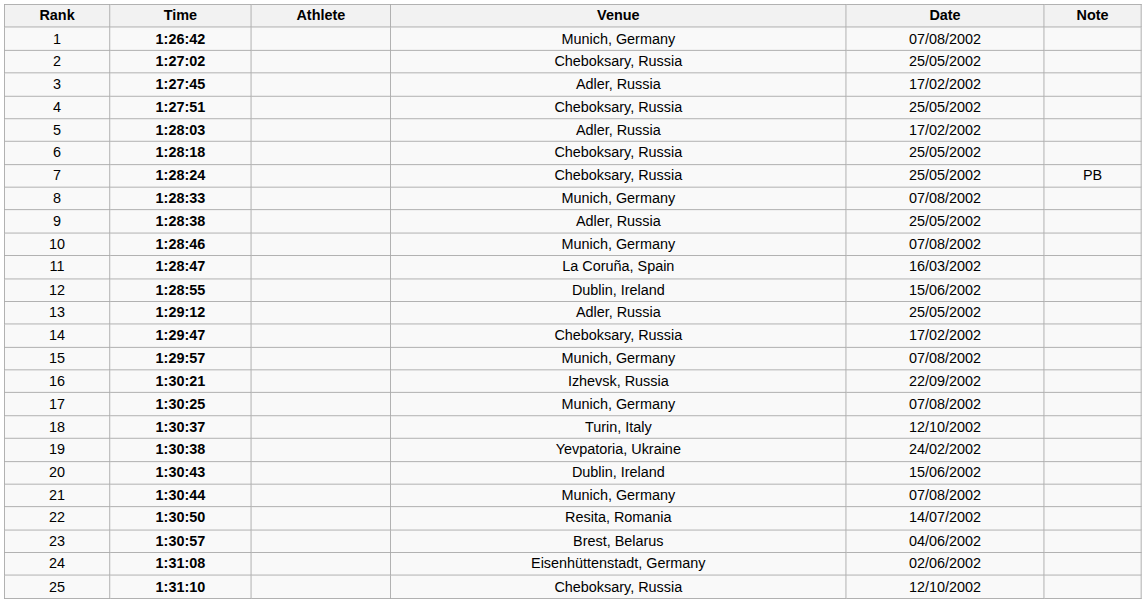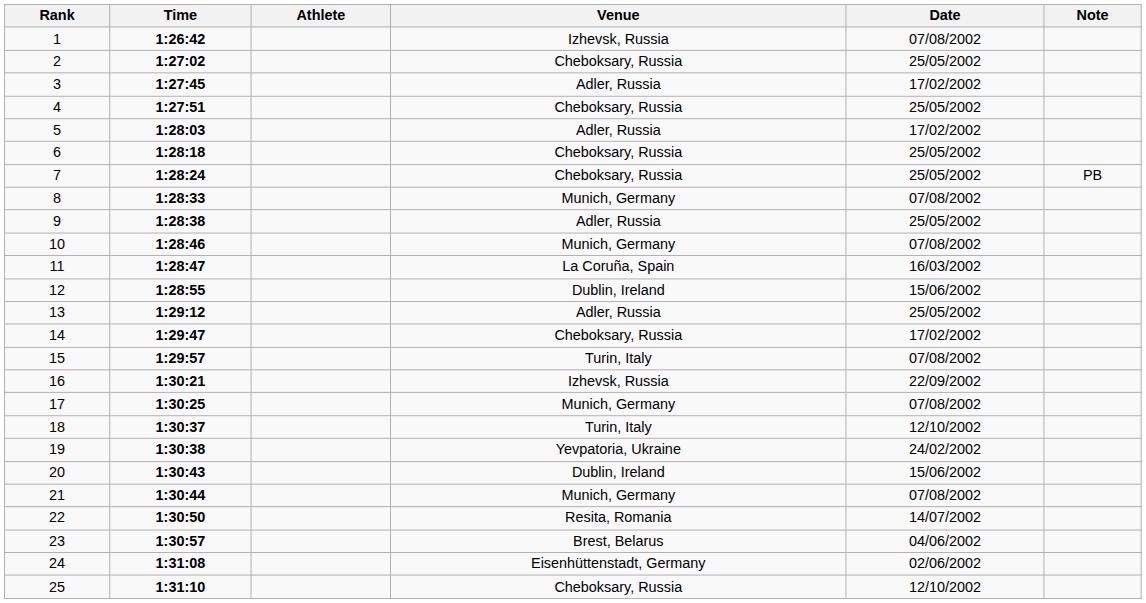(618, 38) Munich, Germany -> (618, 38) Izhevsk, Russia
(618, 358) Munich, Germany -> (618, 358) Turin, Italy
